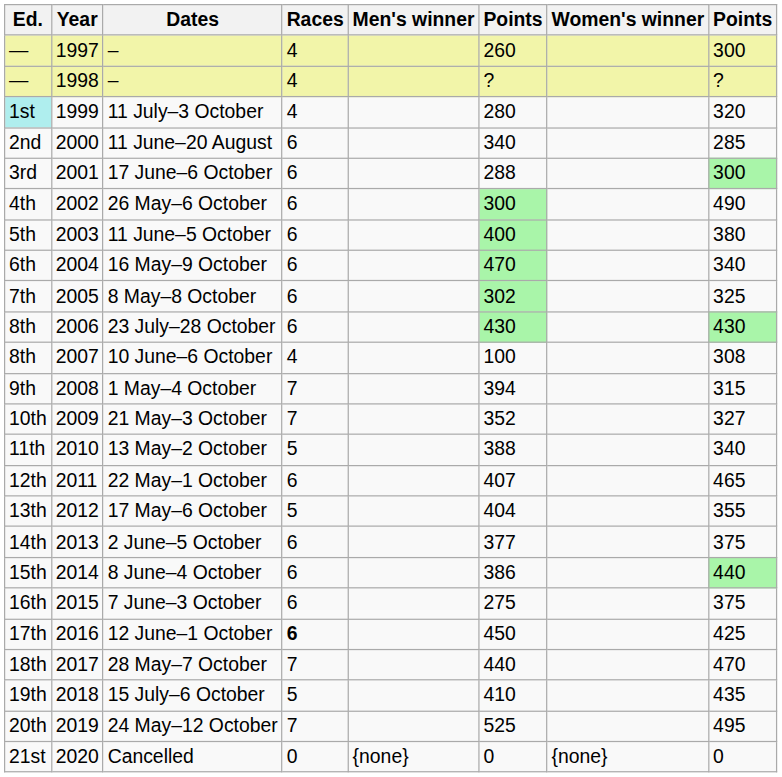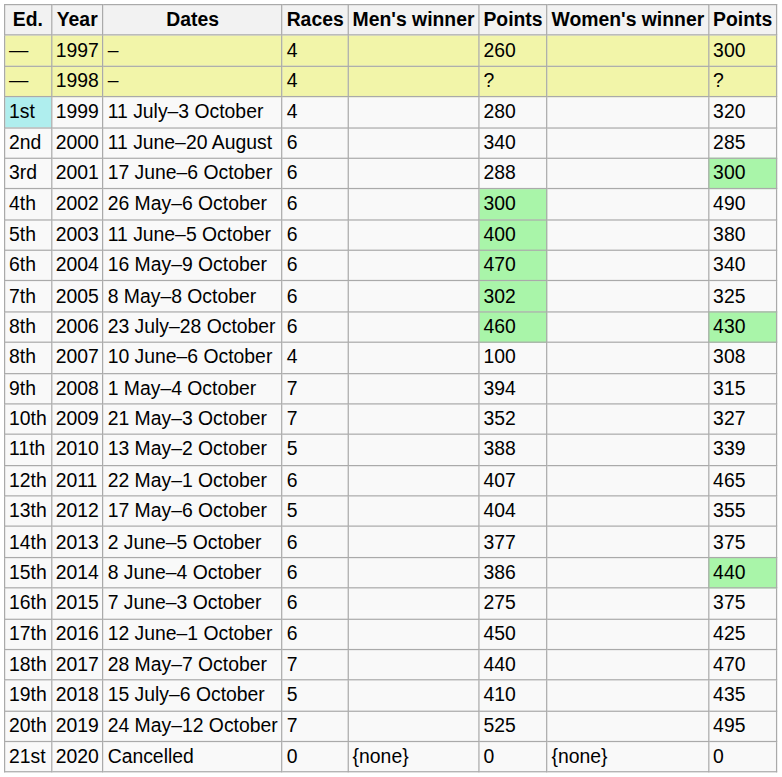(500, 326) 430 -> (500, 326) 460
(729, 449) 340 -> (729, 449) 339
(292, 633) bold -> (292, 633) normal
